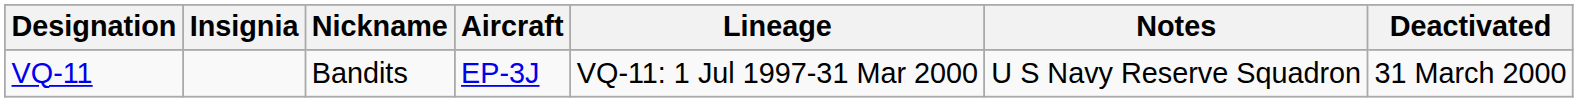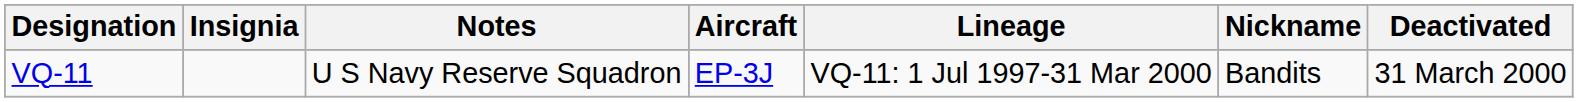columns swapped: (380, 27) <-> (1176, 27)
